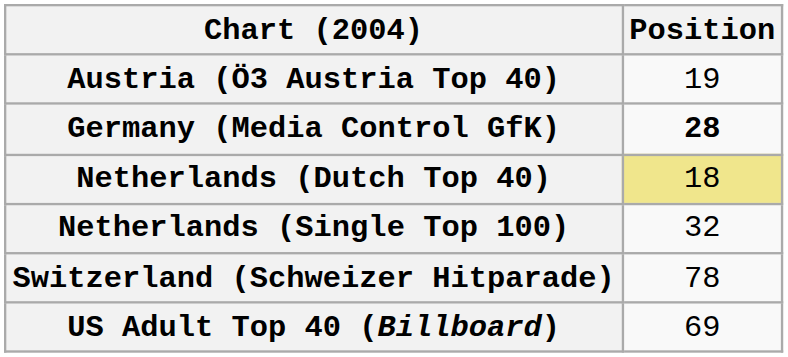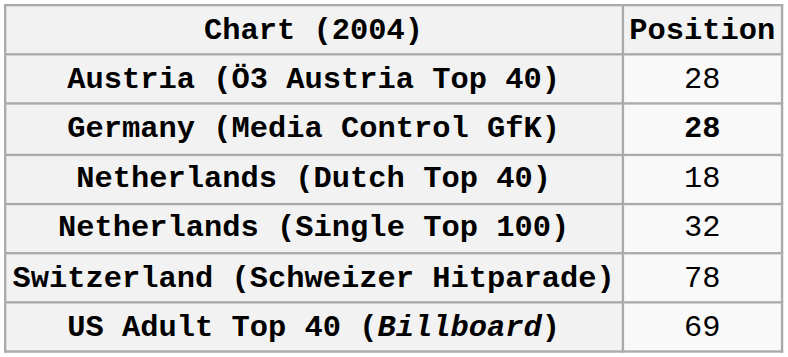(702, 80) 19 -> (702, 80) 28
(702, 179) khaki background -> (702, 179) no background
